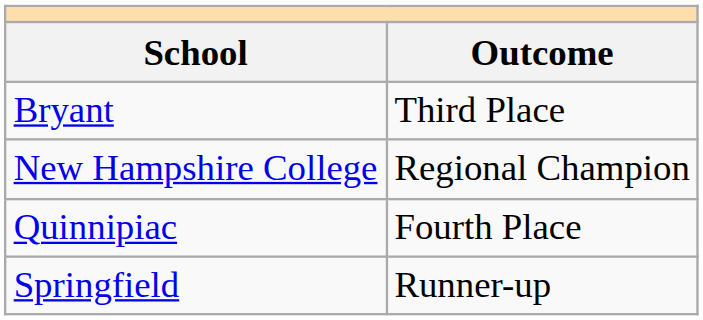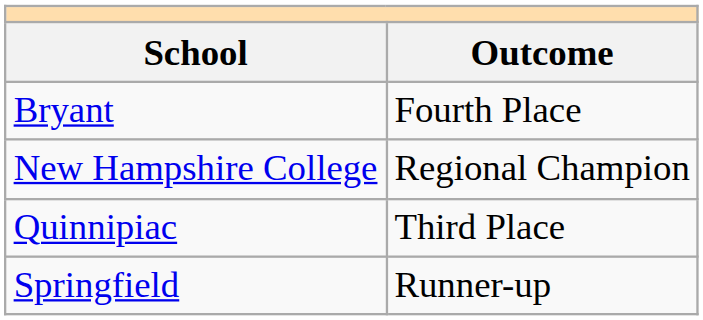(480, 109) Third Place -> (488, 109) Fourth Place
(488, 226) Fourth Place -> (480, 226) Third Place
